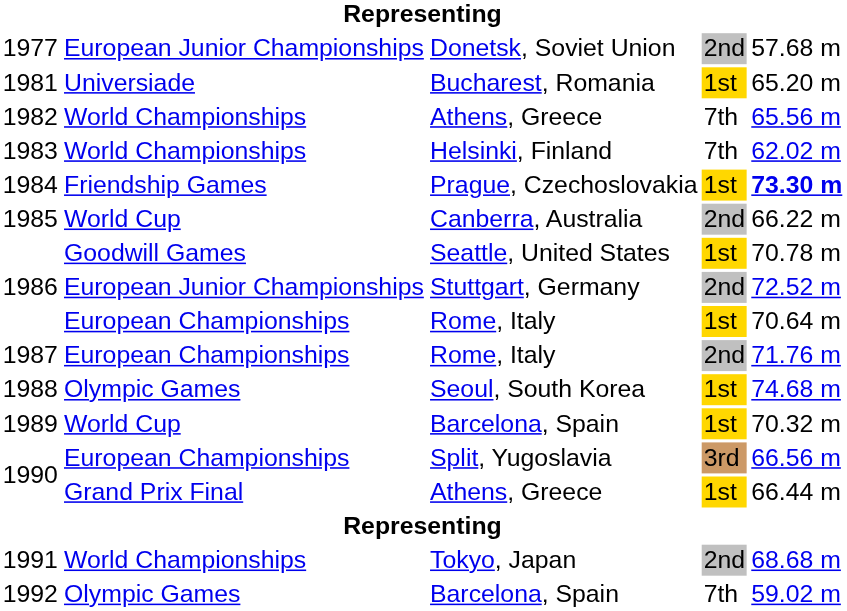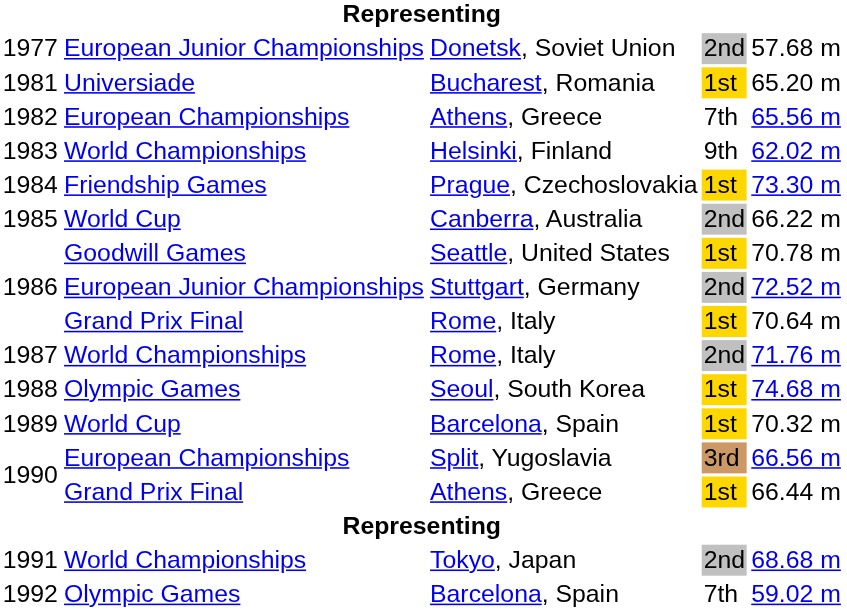(185, 116) World Championships -> (207, 116) European Championships
(721, 150) 7th -> (721, 150) 9th
(797, 184) bold -> (796, 184) normal
(207, 321) European Championships -> (154, 321) Grand Prix Final
(207, 355) European Championships -> (185, 355) World Championships
